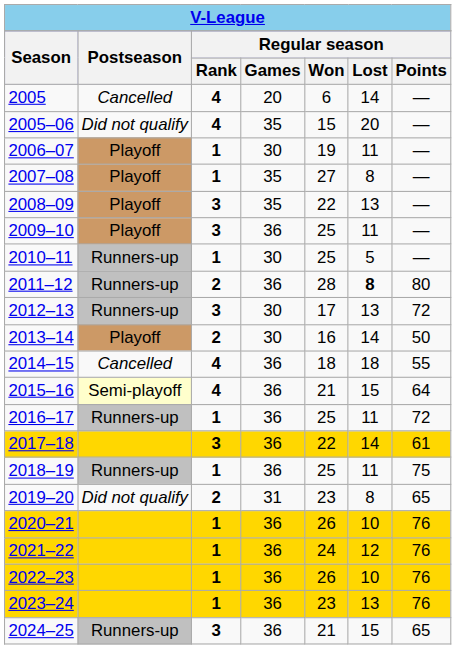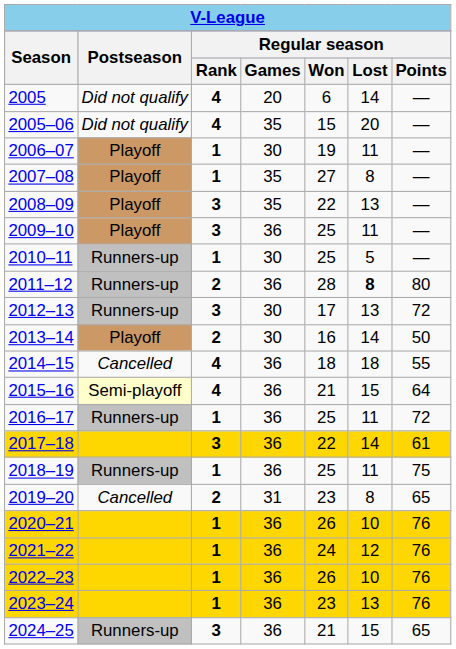(135, 97) Cancelled -> (135, 97) Did not qualify
(135, 497) Did not qualify -> (135, 497) Cancelled
